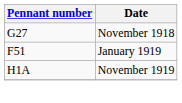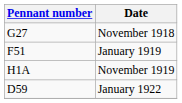+ row: (129, 88)
